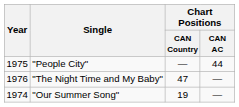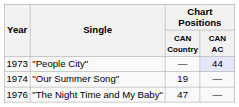(17, 64) 1975 -> (17, 64) 1973
(217, 64) no background -> (217, 64) lavender background
rows swapped: (76, 94) <-> (98, 79)
